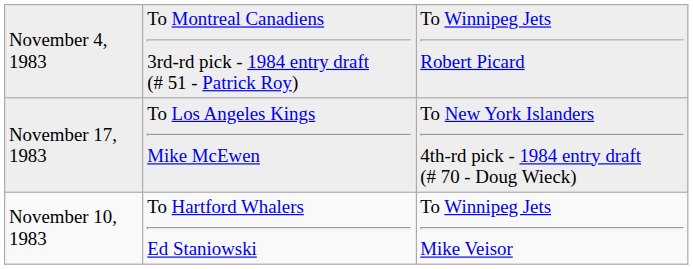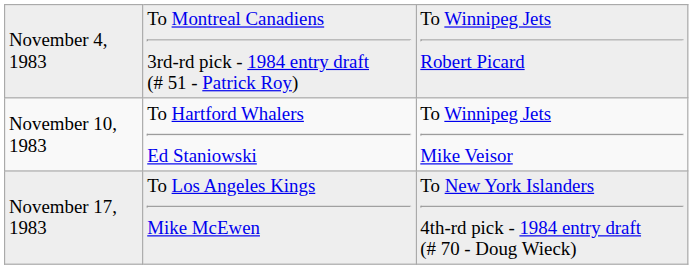rows swapped: (63, 228) <-> (63, 144)
